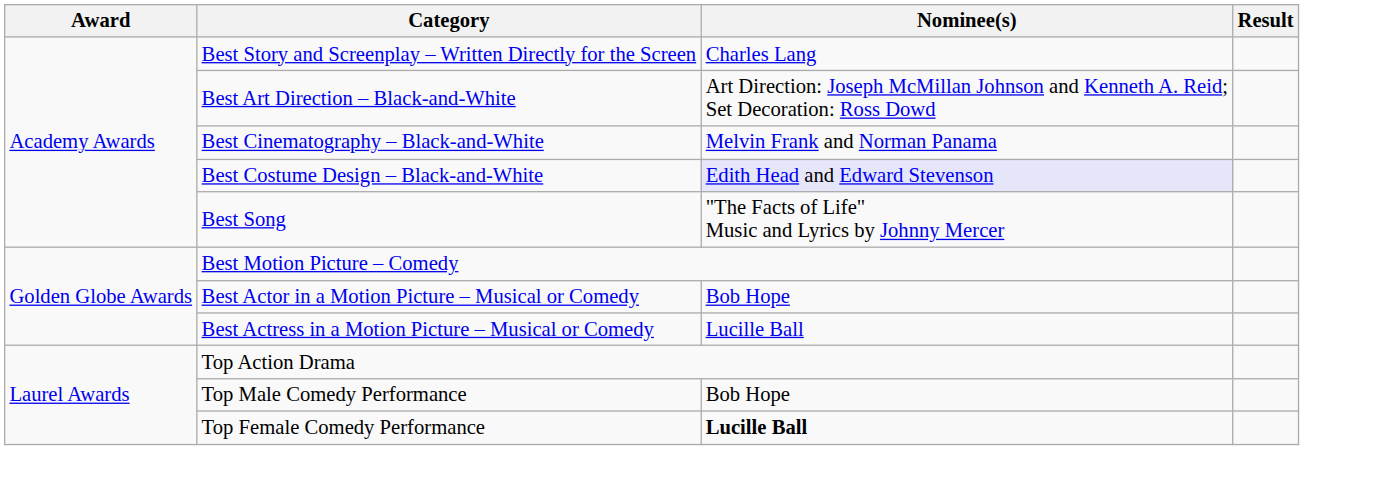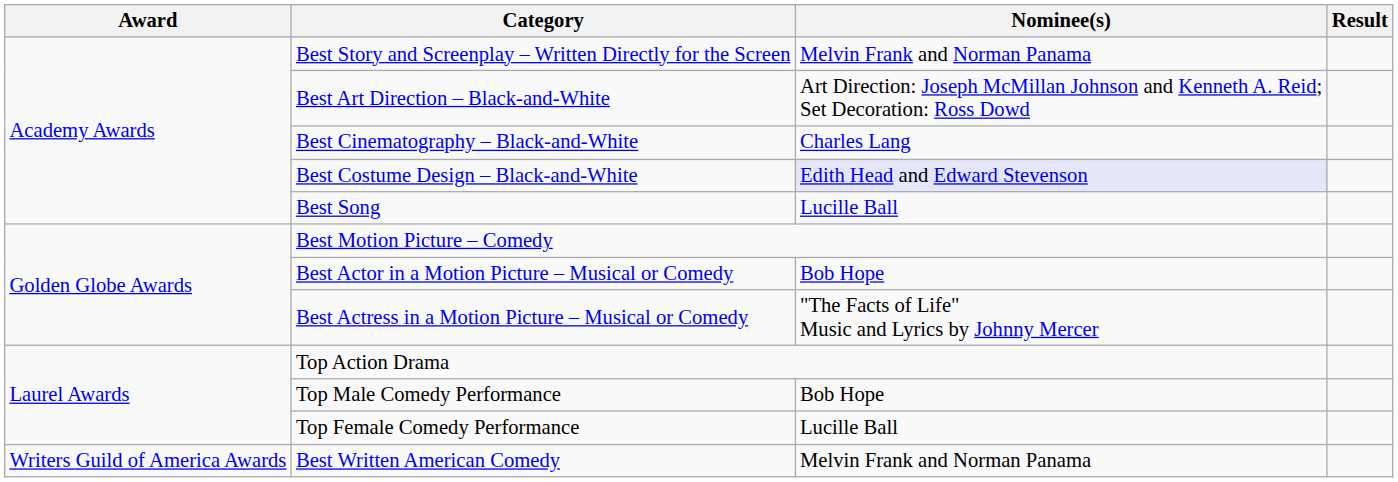(761, 53) Charles Lang -> (946, 53) Melvin Frank and Norman Panama
(851, 142) Melvin Frank and Norman Panama -> (855, 142) Charles Lang
(855, 219) "The Facts of Life" Music and Lyrics by Johnny Mercer -> (849, 207) Lucille Ball
(755, 329) Lucille Ball -> (949, 317) "The Facts of Life" Music and Lyrics by Johnny Mercer
(756, 427) bold -> (849, 427) normal
+ row: (428, 460)
